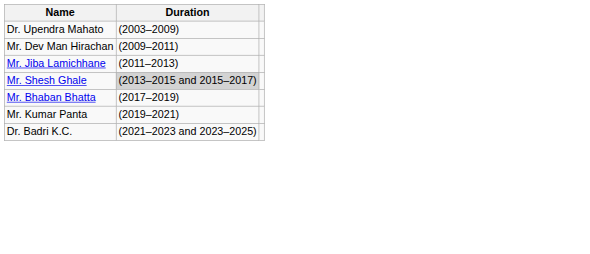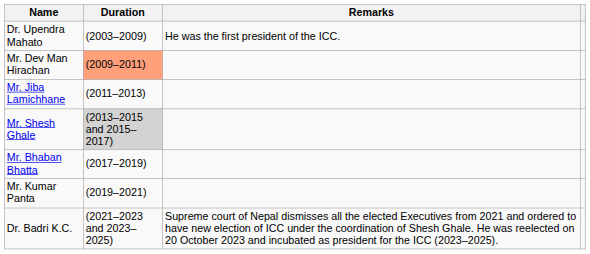+ column: (371, 13)
(148, 47) no background -> (116, 65) lightsalmon background
